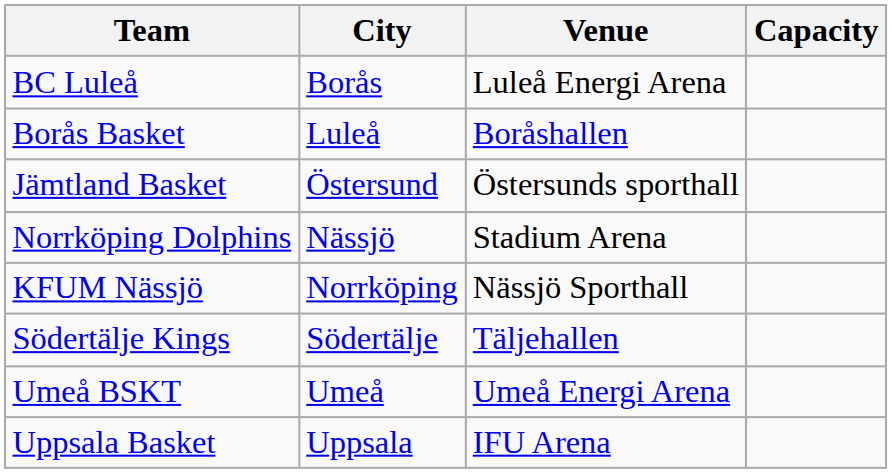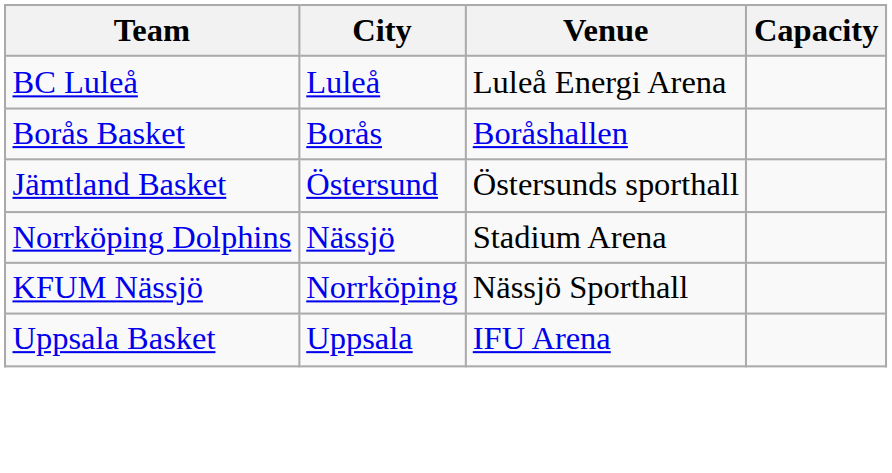(344, 81) Borås -> (343, 81) Luleå
(343, 133) Luleå -> (344, 133) Borås
- row: (121, 339)
- row: (97, 390)
